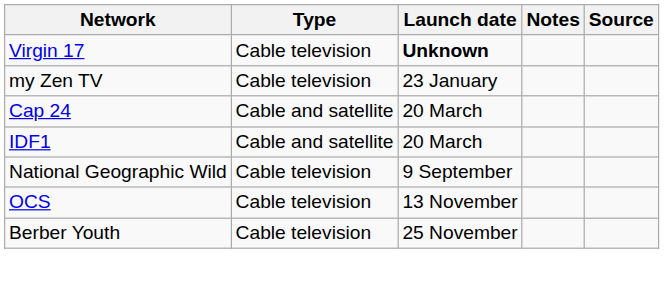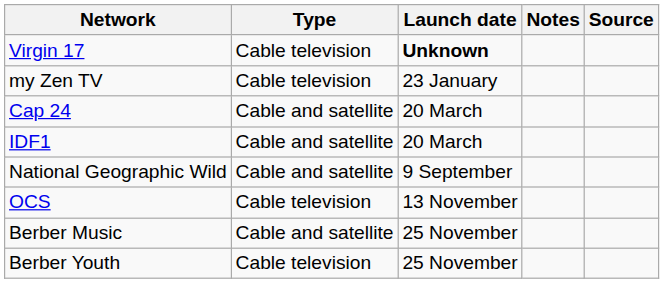(303, 171) Cable television -> (315, 171) Cable and satellite
+ row: (66, 232)
